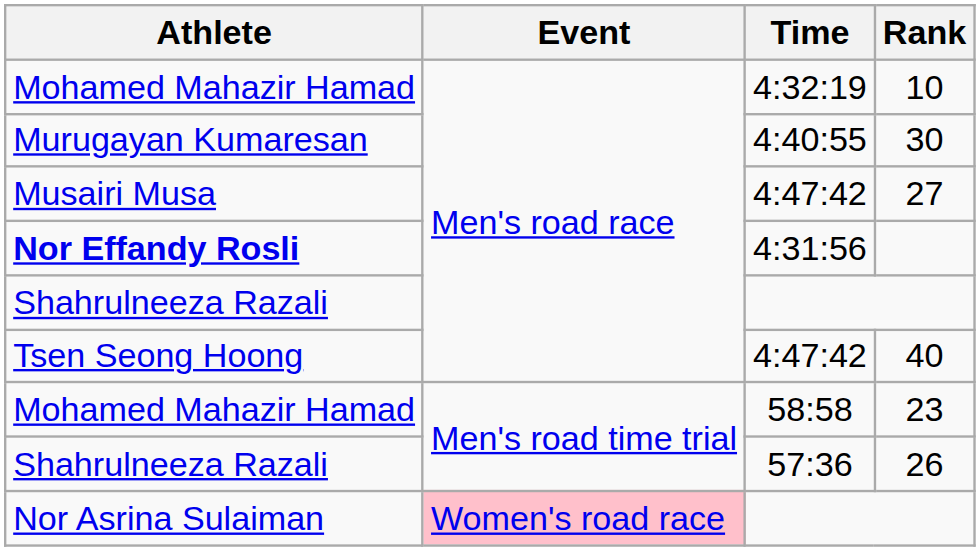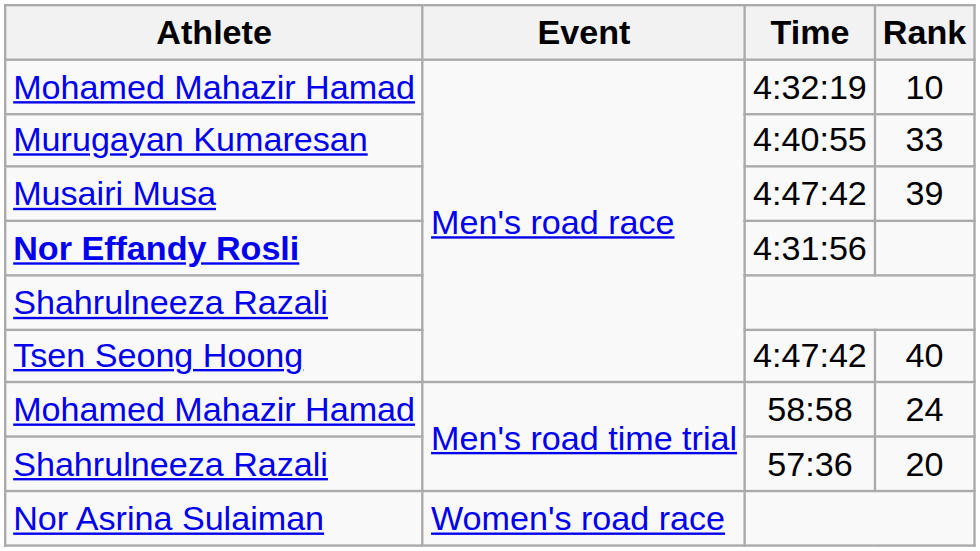(925, 140) 30 -> (925, 140) 33
(925, 194) 27 -> (925, 194) 39
(925, 410) 23 -> (925, 410) 24
(925, 464) 26 -> (925, 464) 20
(578, 518) pink background -> (578, 518) no background
